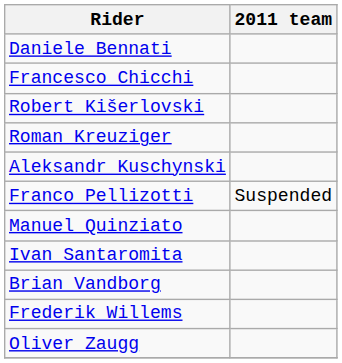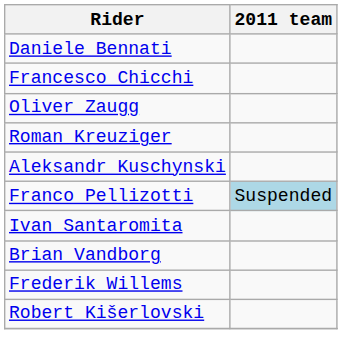rows swapped: (107, 108) <-> (74, 343)
(283, 196) no background -> (283, 196) lightblue background
- row: (96, 226)
